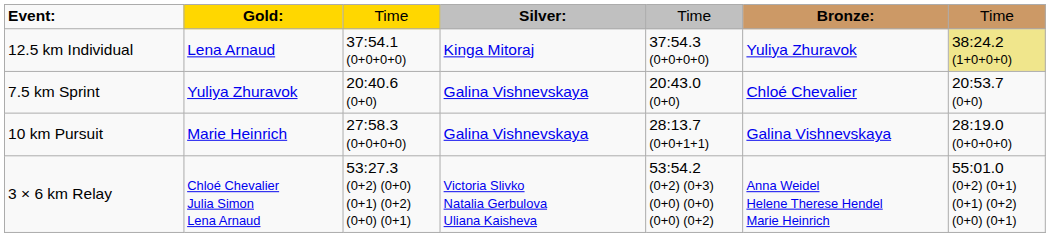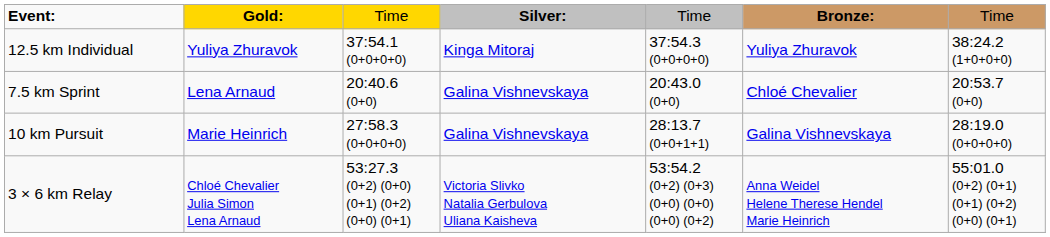(231, 50) Lena Arnaud -> (242, 50) Yuliya Zhuravok
(982, 50) khaki background -> (982, 50) no background
(242, 92) Yuliya Zhuravok -> (231, 92) Lena Arnaud
